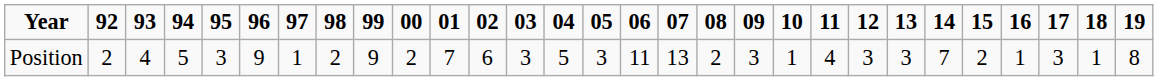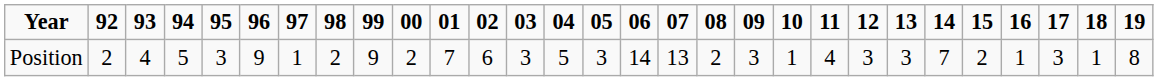(640, 57) 11 -> (640, 57) 14
